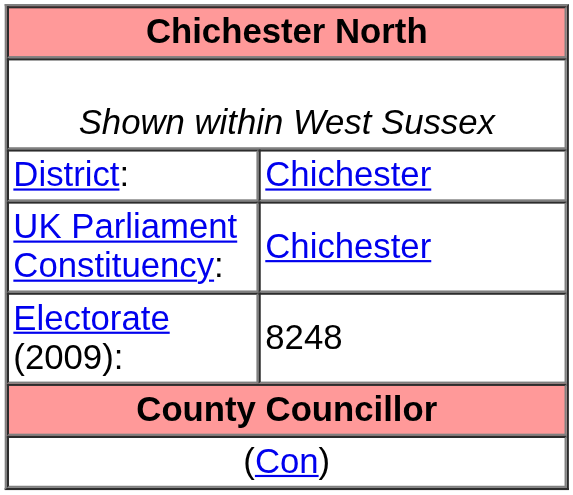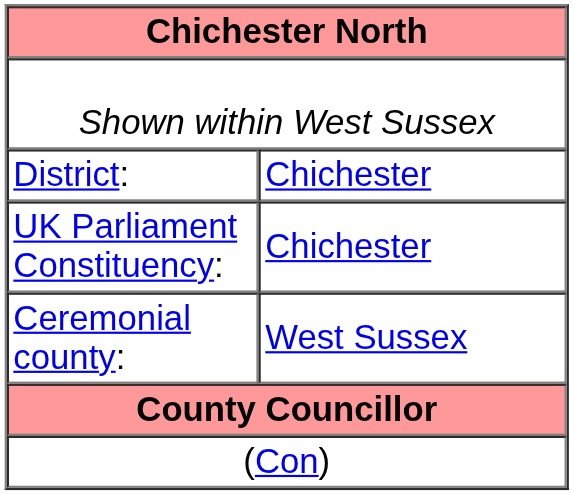+ row: (102, 337)
- row: (92, 337)
